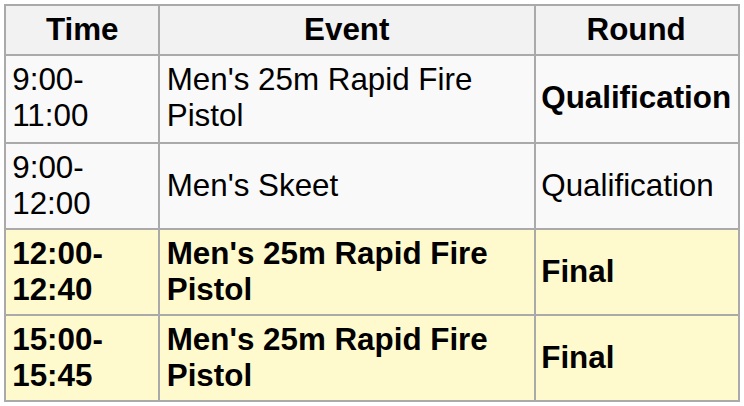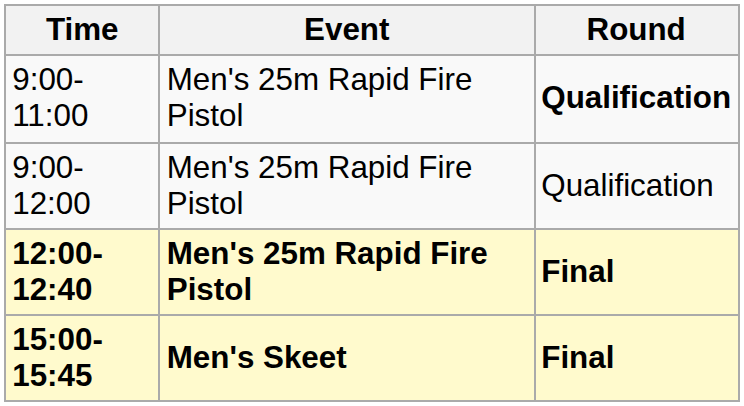(252, 184) Men's Skeet -> (320, 184) Men's 25m Rapid Fire Pistol
(327, 357) Men's 25m Rapid Fire Pistol -> (257, 357) Men's Skeet
